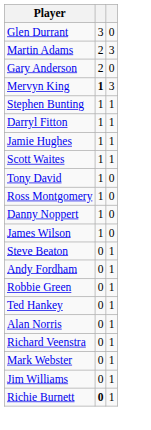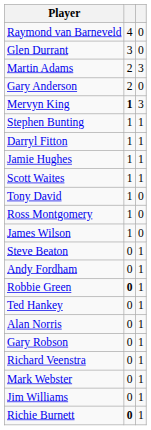+ row: (64, 31)
- row: (43, 214)
(101, 287) normal -> (130, 287) bold
+ row: (38, 342)
